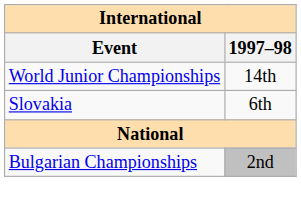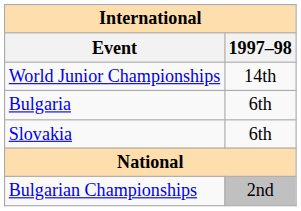+ row: (40, 104)
